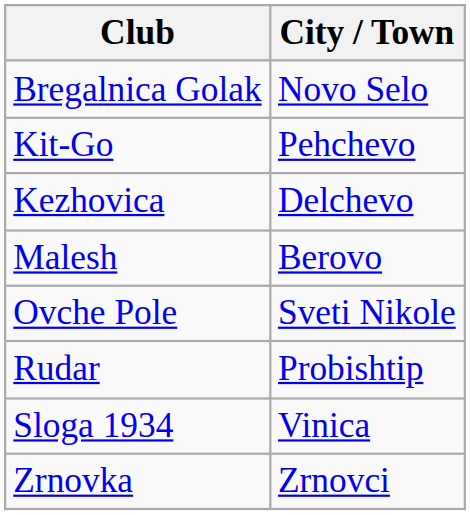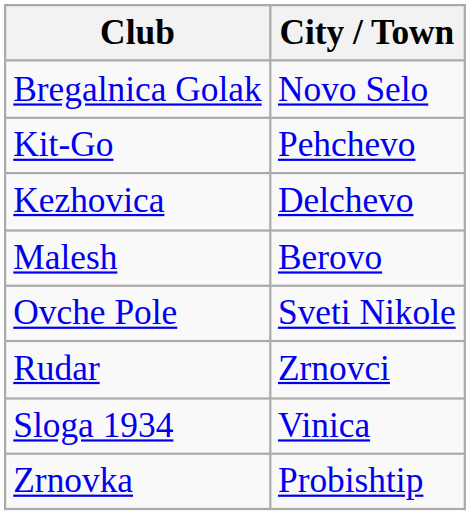(351, 369) Probishtip -> (334, 369) Zrnovci
(334, 481) Zrnovci -> (351, 481) Probishtip
